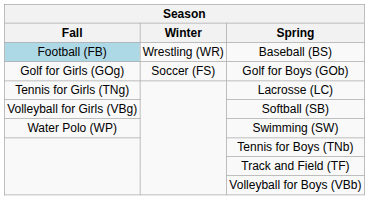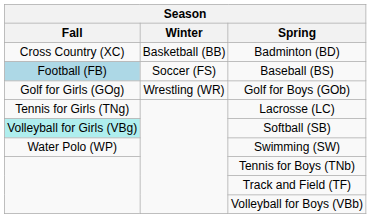+ row: (297, 52)
(183, 52) Wrestling (WR) -> (184, 71) Soccer (FS)
(183, 71) Soccer (FS) -> (184, 90) Wrestling (WR)
(72, 109) no background -> (72, 128) paleturquoise background
